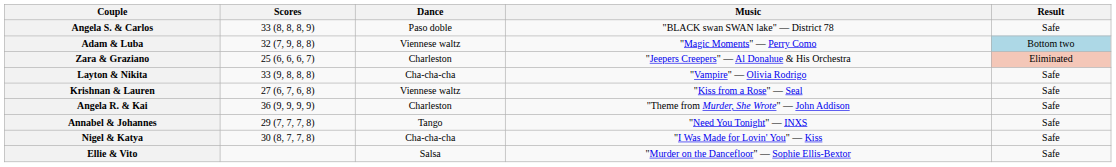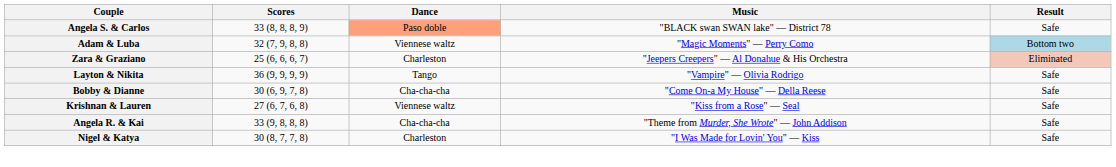(430, 28) no background -> (425, 28) lightsalmon background
(288, 75) 33 (9, 8, 8, 8) -> (281, 75) 36 (9, 9, 9, 9)
(430, 75) Cha-cha-cha -> (425, 75) Tango
+ row: (109, 91)
(288, 106) 36 (9, 9, 9, 9) -> (281, 122) 33 (9, 8, 8, 8)
(430, 106) Charleston -> (425, 122) Cha-cha-cha
- row: (112, 122)
(430, 138) Cha-cha-cha -> (425, 138) Charleston
- row: (112, 153)
